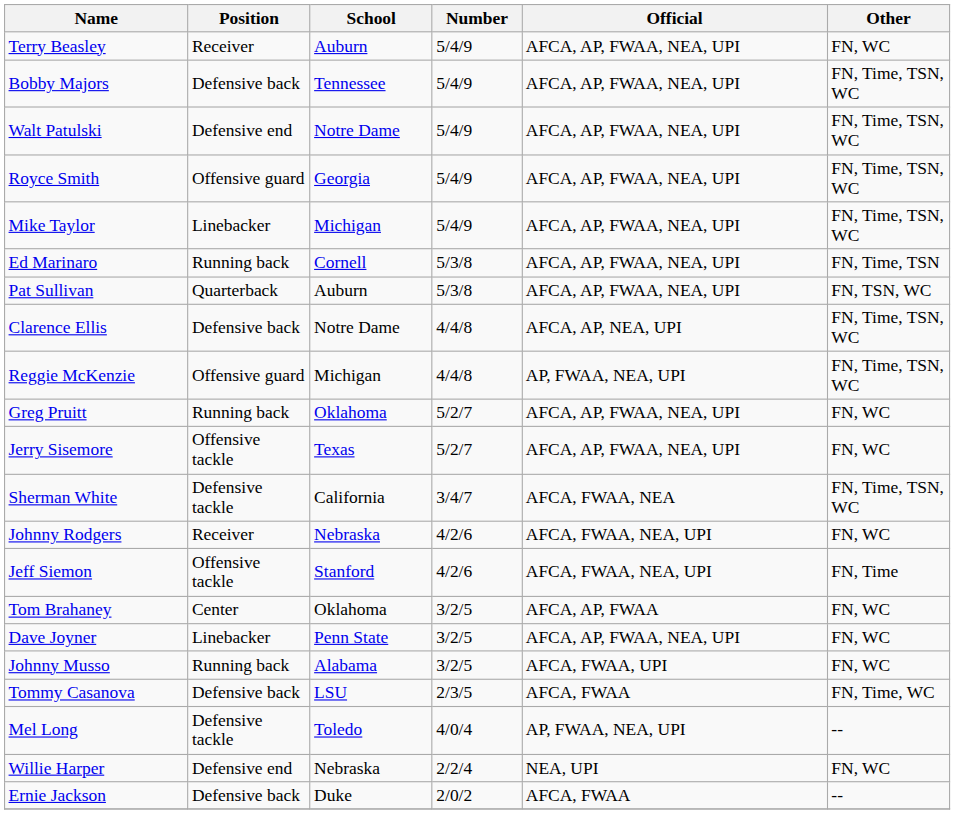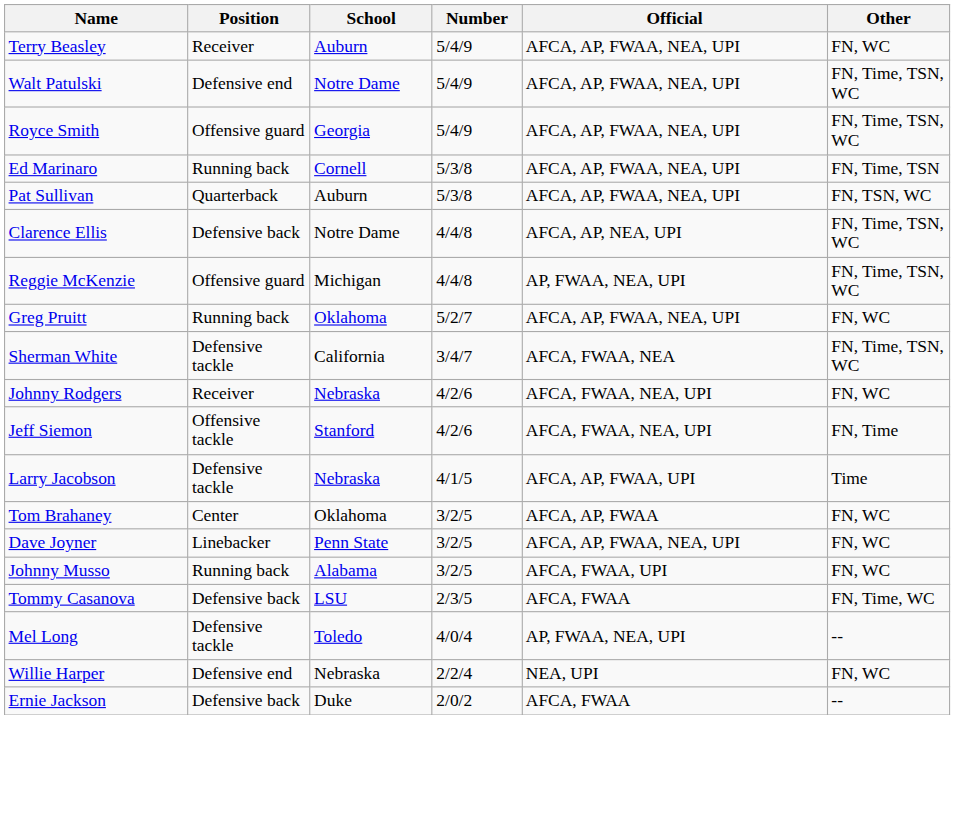- row: (59, 83)
- row: (52, 225)
- row: (61, 450)
+ row: (62, 477)
